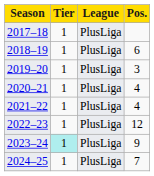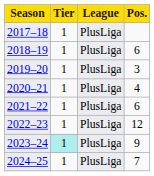(137, 106) 4 -> (137, 106) 6
